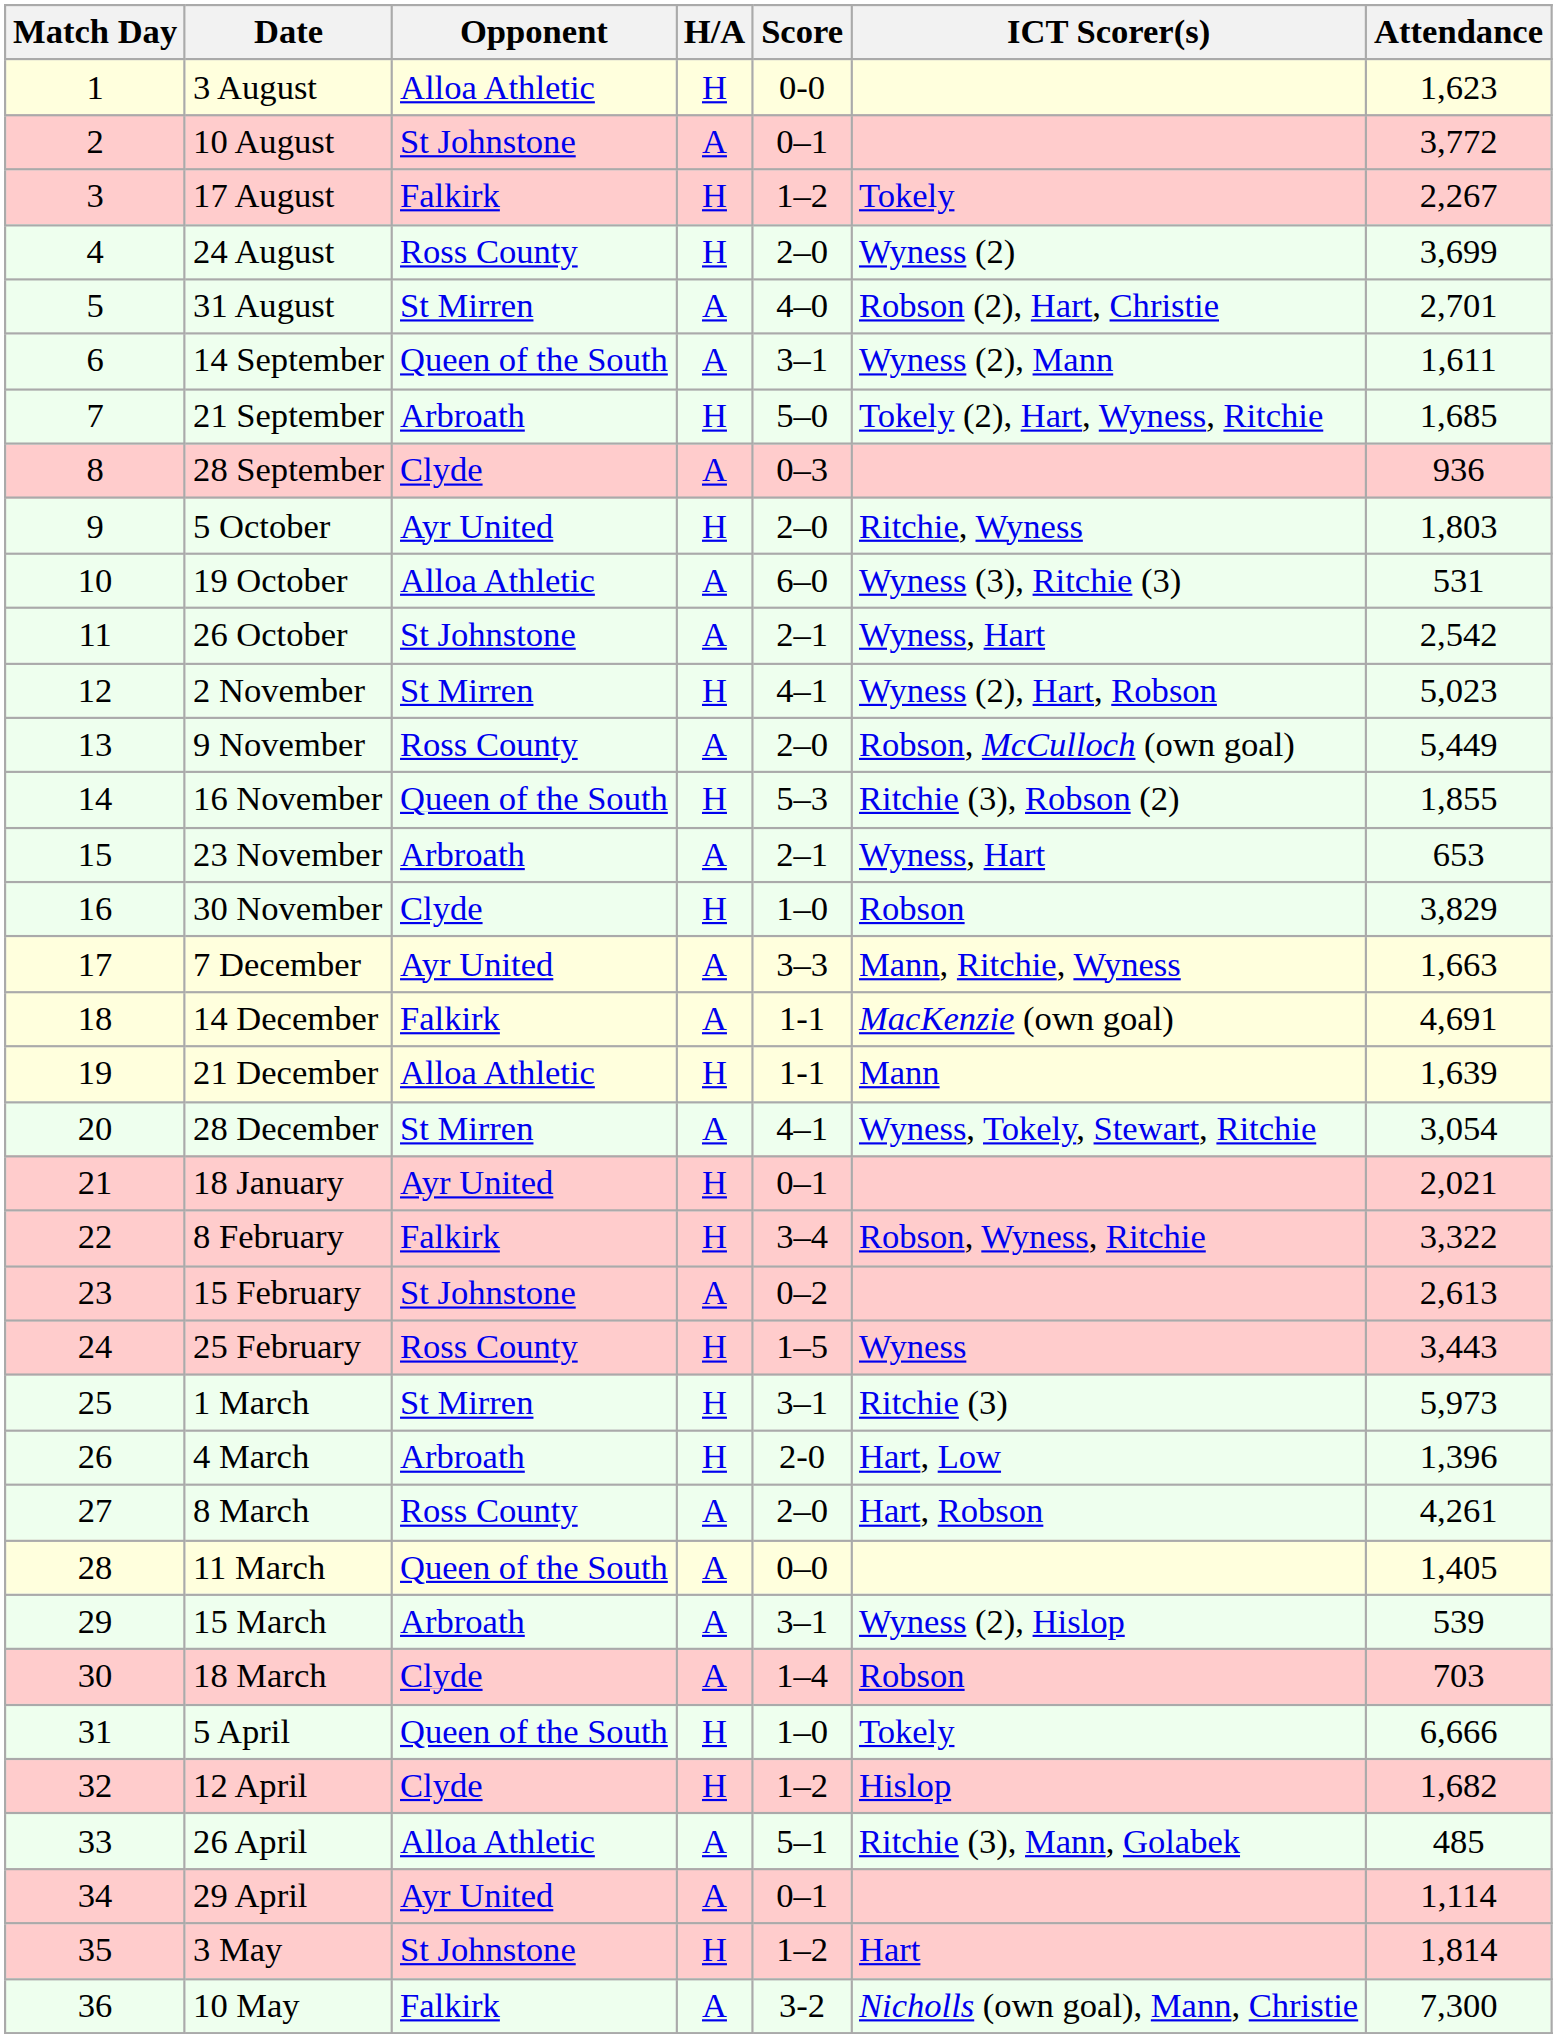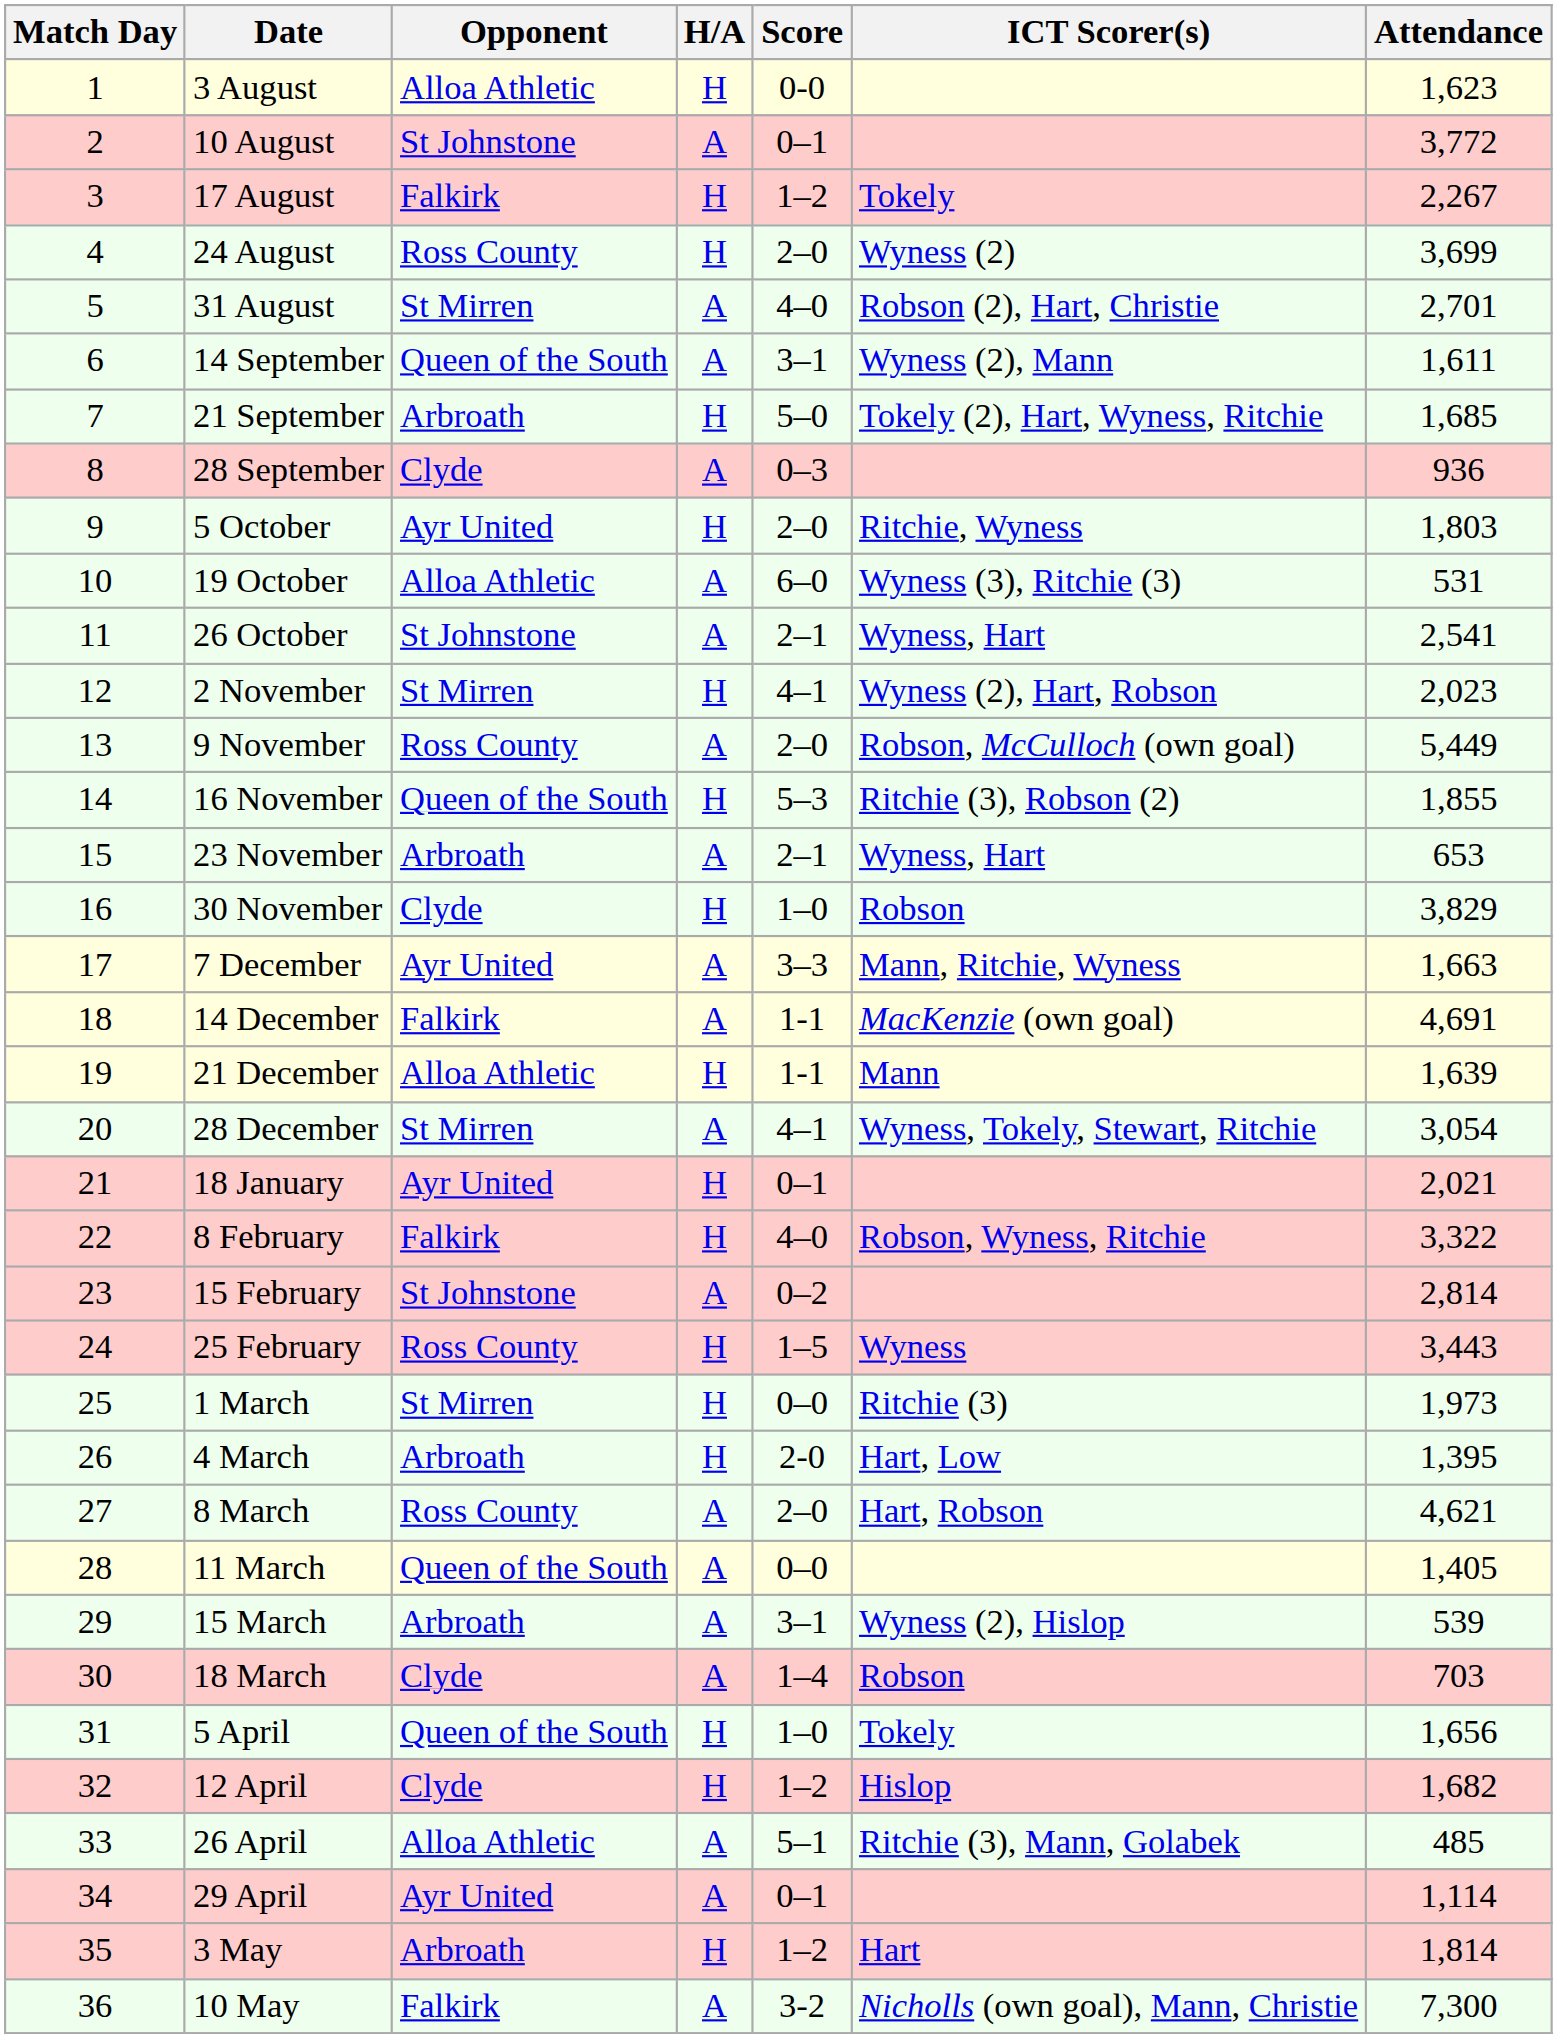(1459, 634) 2,542 -> (1459, 634) 2,541
(1459, 689) 5,023 -> (1459, 689) 2,023
(802, 1237) 3–4 -> (802, 1237) 4–0
(1459, 1292) 2,613 -> (1459, 1292) 2,814
(802, 1402) 3–1 -> (802, 1402) 0–0
(1459, 1402) 5,973 -> (1459, 1402) 1,973
(1459, 1456) 1,396 -> (1459, 1456) 1,395
(1459, 1511) 4,261 -> (1459, 1511) 4,621
(1459, 1731) 6,666 -> (1459, 1731) 1,656
(488, 1950) St Johnstone -> (462, 1950) Arbroath
